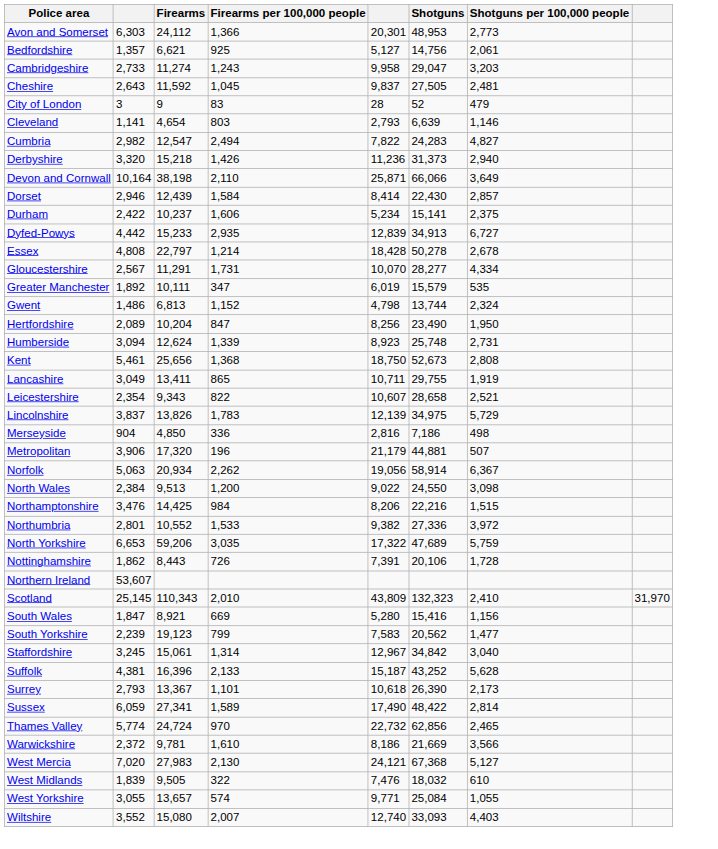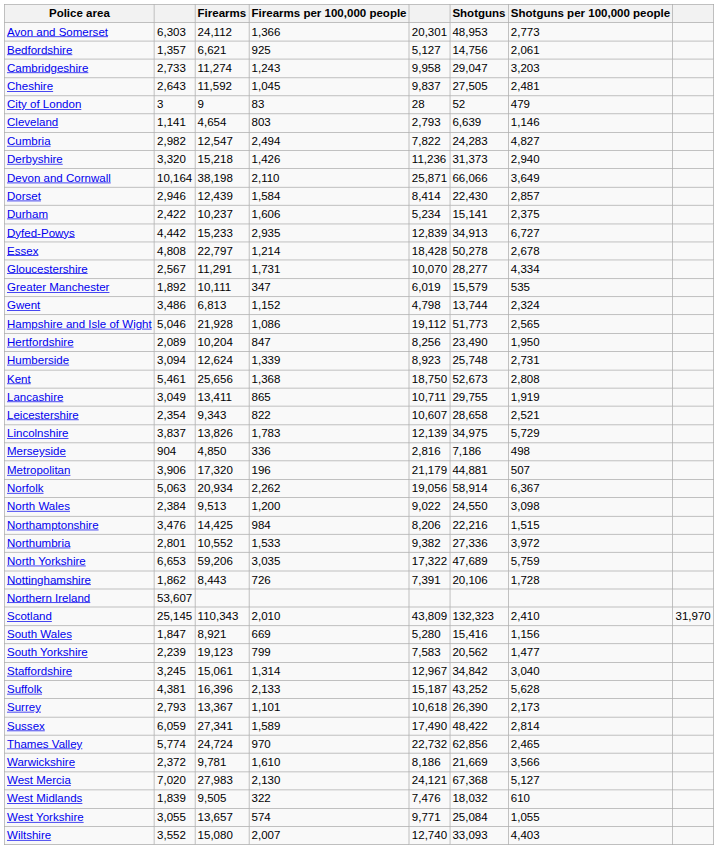(130, 305) 1,486 -> (171, 305) 3,486
+ row: (79, 324)
